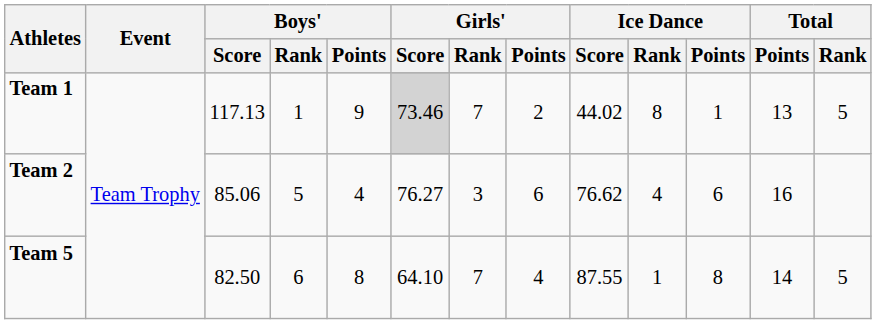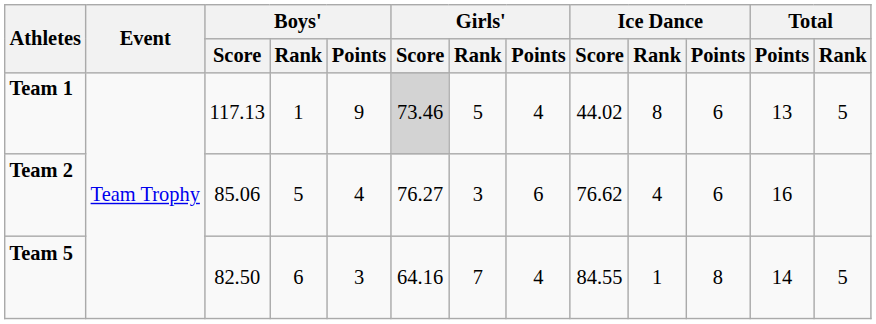(478, 113) 7 -> (478, 113) 5
(538, 113) 2 -> (538, 113) 4
(718, 113) 1 -> (718, 113) 6
(359, 277) 8 -> (359, 277) 3
(420, 277) 64.10 -> (420, 277) 64.16
(600, 277) 87.55 -> (600, 277) 84.55
